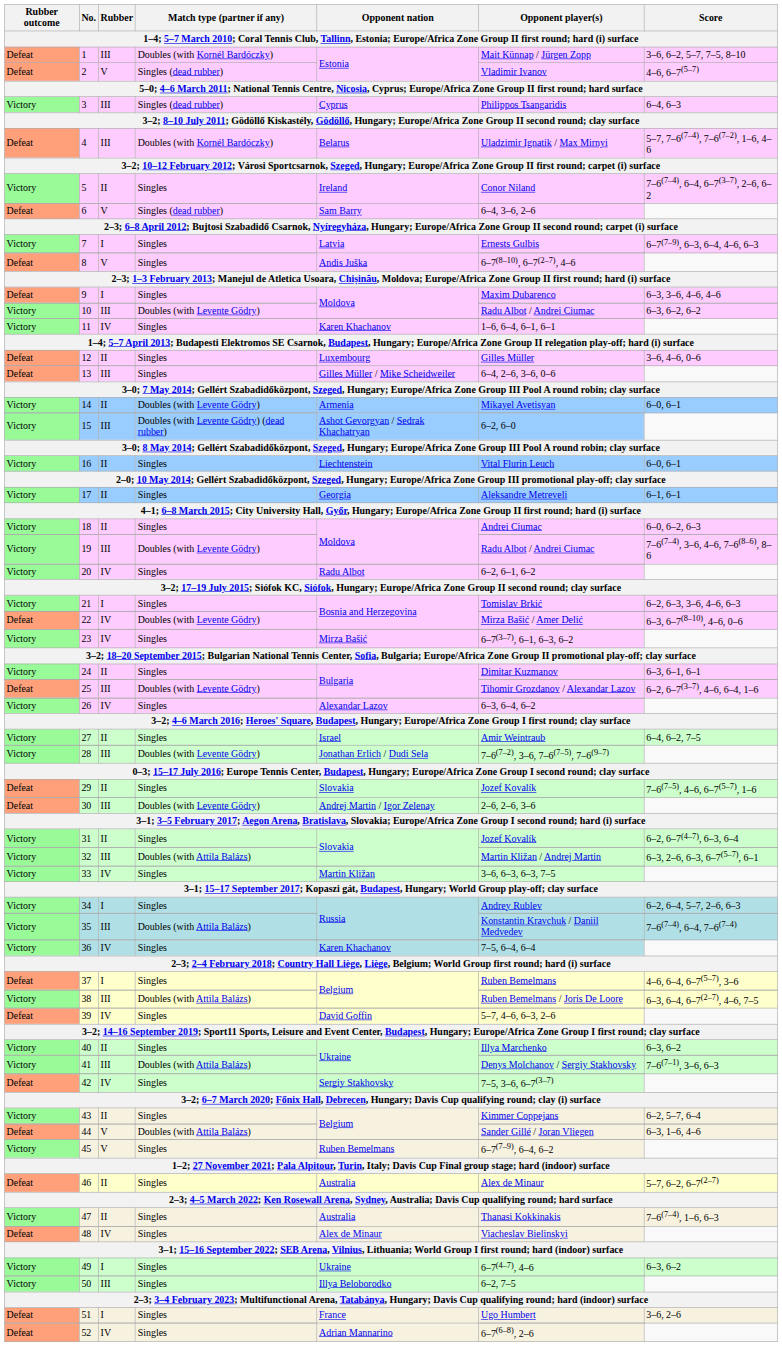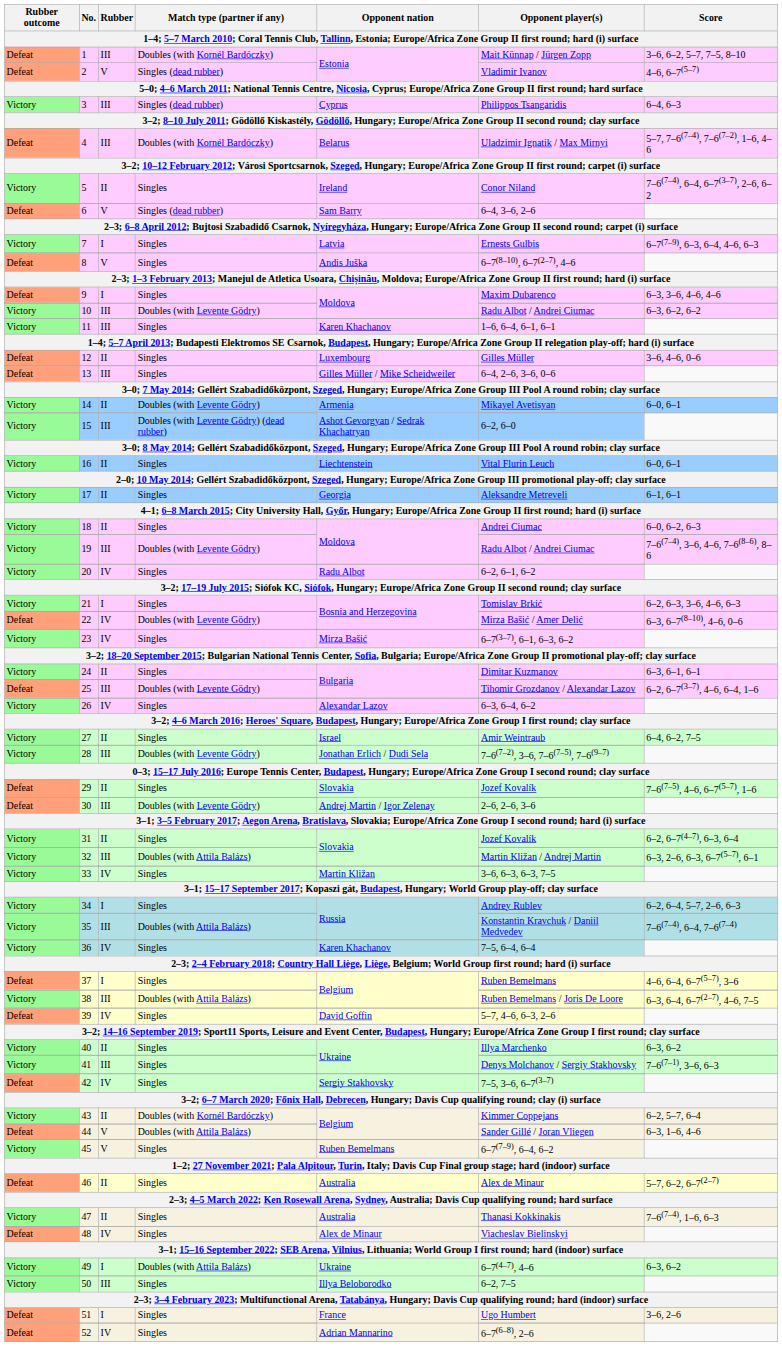(106, 326) IV -> (106, 326) III
(194, 1064) Doubles (with Attila Balázs) -> (152, 1064) Singles
(152, 1116) Singles -> (205, 1116) Doubles (with Kornél Bardóczky)
(152, 1267) Singles -> (194, 1267) Doubles (with Attila Balázs)
